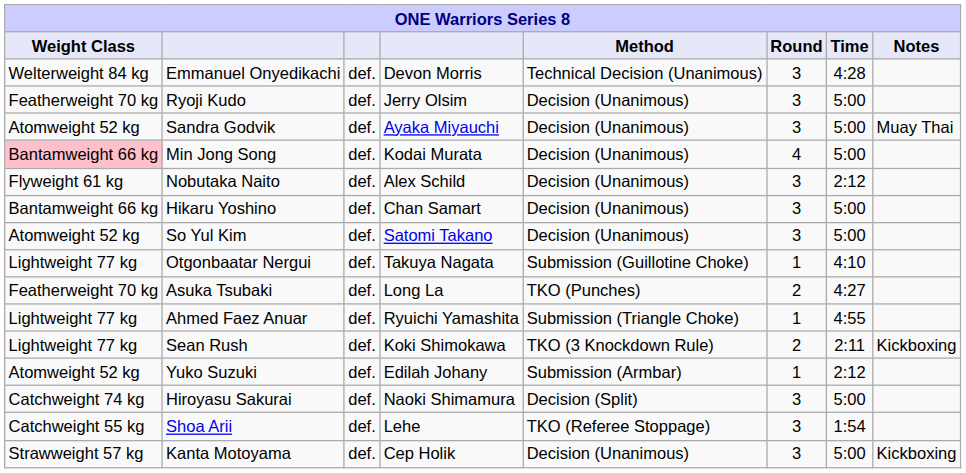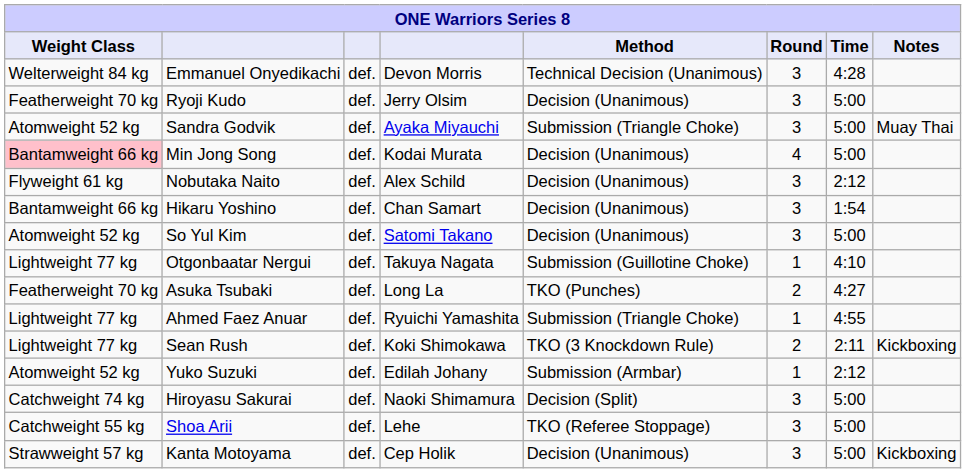(608, 127) Decision (Unanimous) -> (633, 127) Submission (Triangle Choke)
(850, 209) 5:00 -> (850, 209) 1:54
(850, 426) 1:54 -> (850, 426) 5:00
